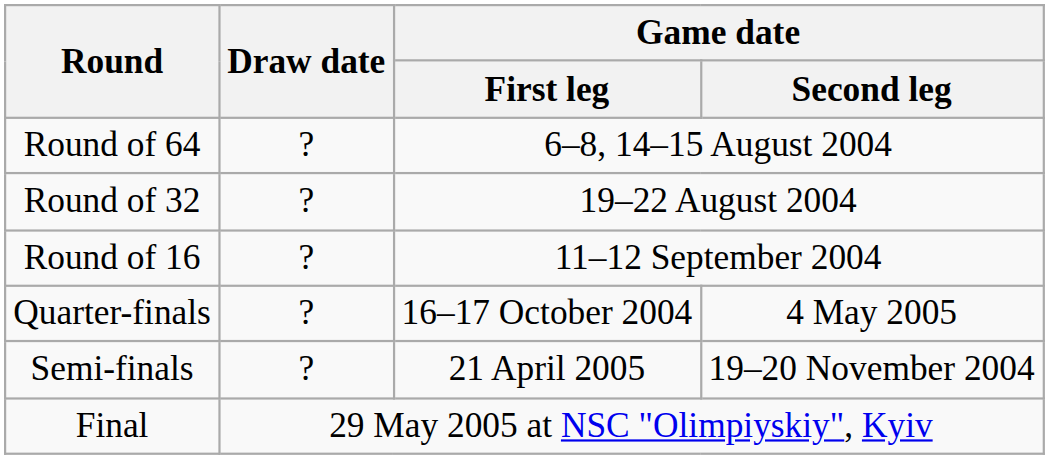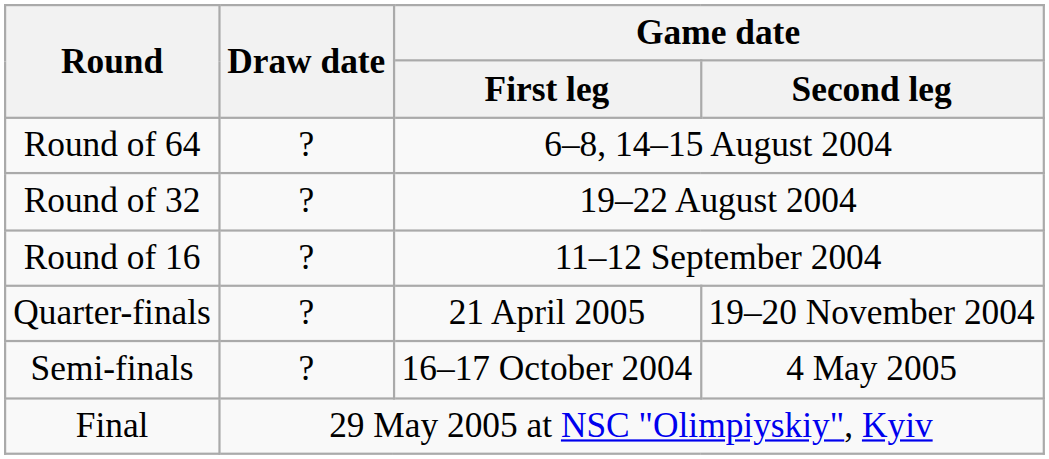(547, 312) 16–17 October 2004 -> (547, 312) 21 April 2005
(872, 312) 4 May 2005 -> (872, 312) 19–20 November 2004
(547, 369) 21 April 2005 -> (547, 369) 16–17 October 2004
(872, 369) 19–20 November 2004 -> (872, 369) 4 May 2005
